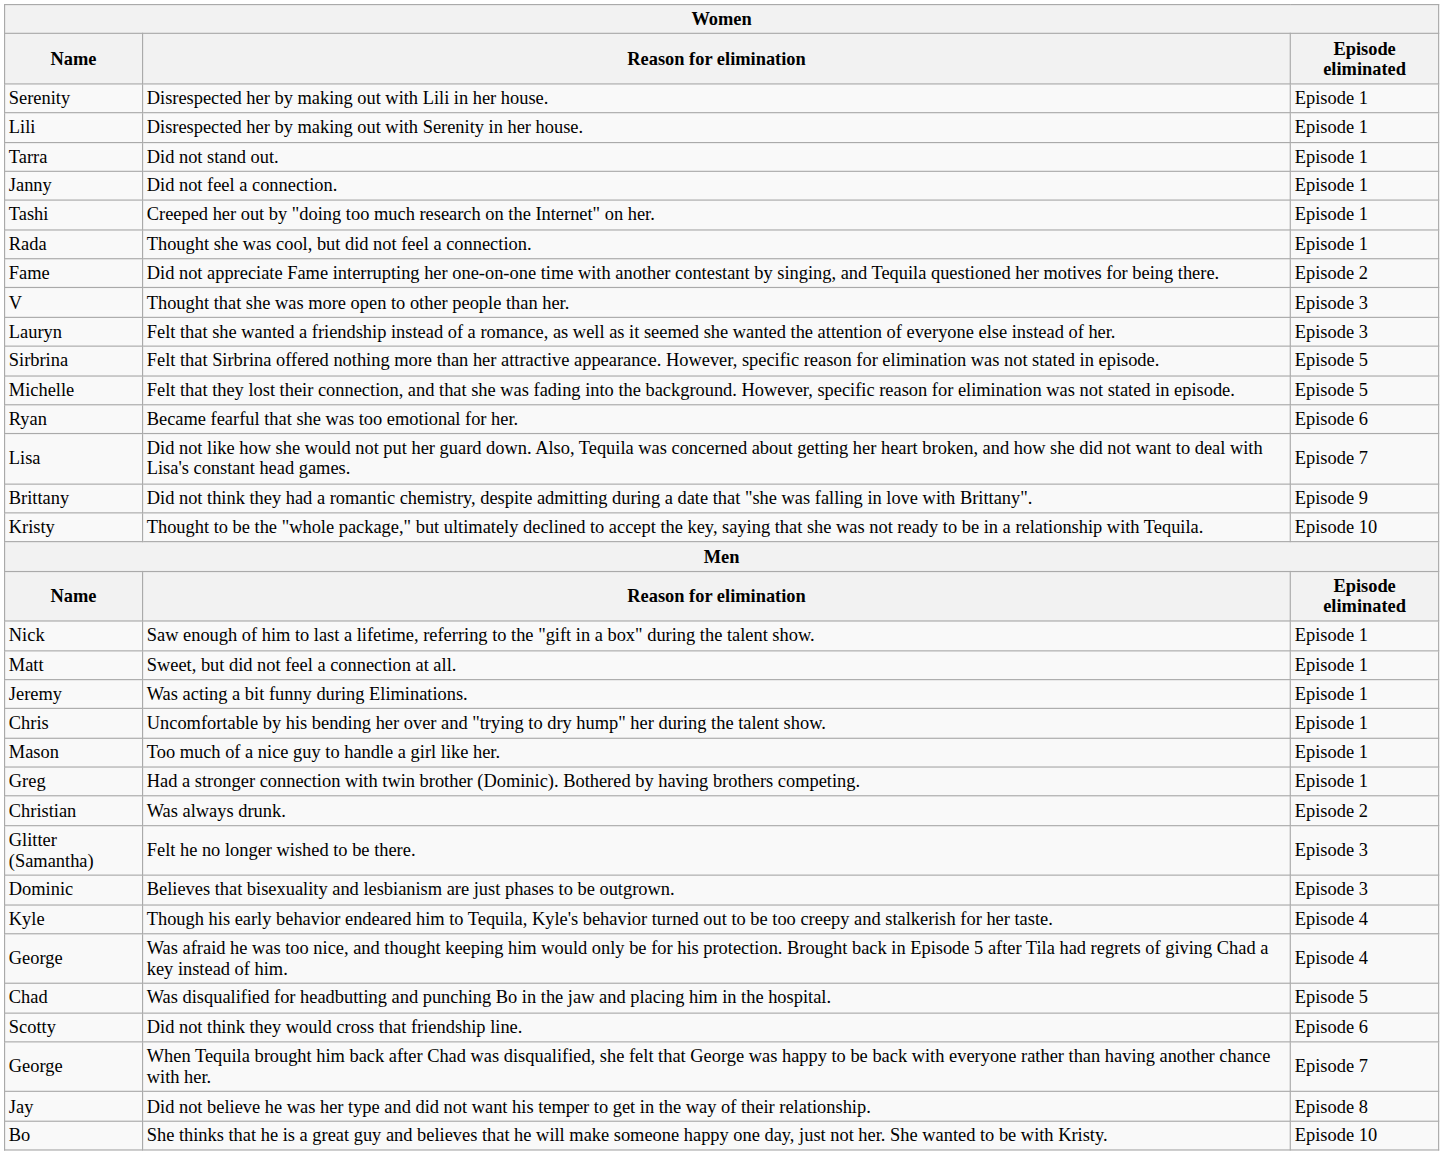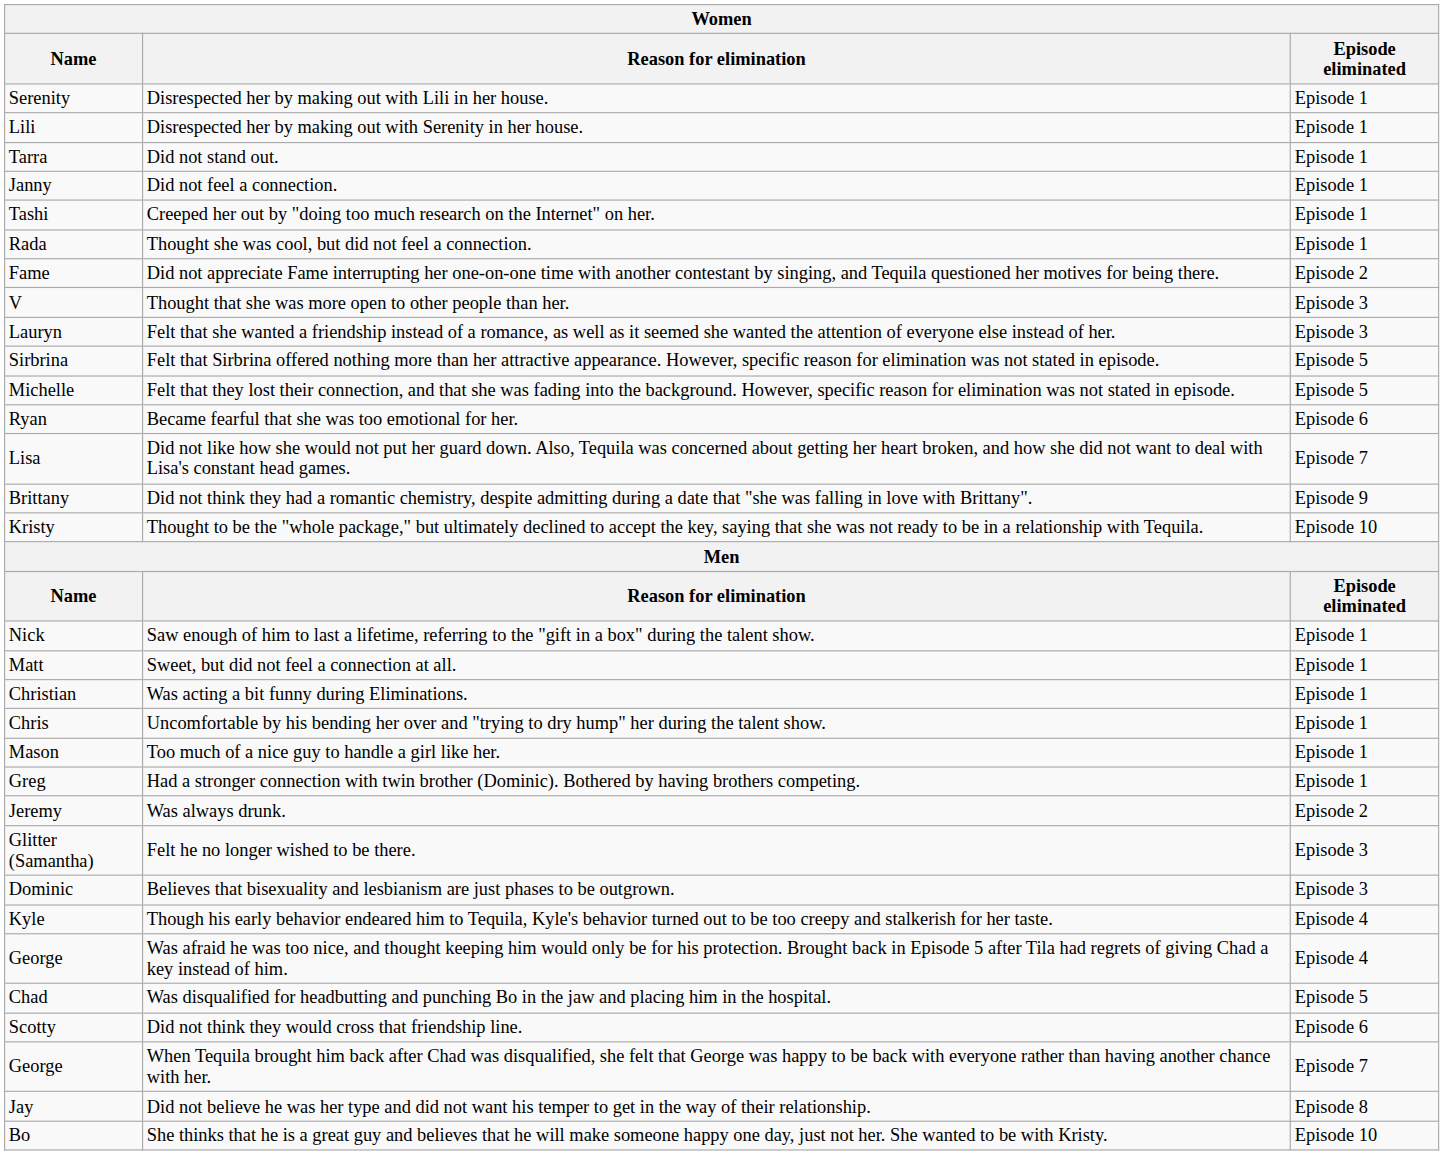(35, 693) Jeremy -> (43, 693) Christian
(43, 810) Christian -> (35, 810) Jeremy
